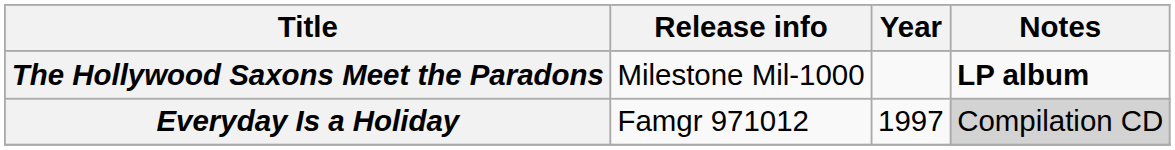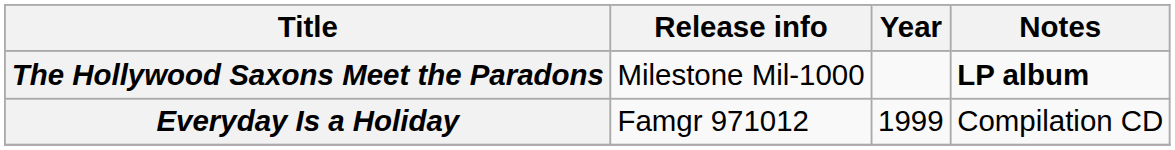(911, 121) 1997 -> (911, 121) 1999
(1060, 121) lightgrey background -> (1060, 121) no background
